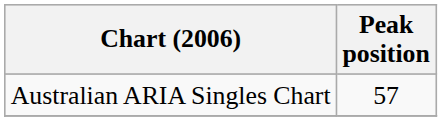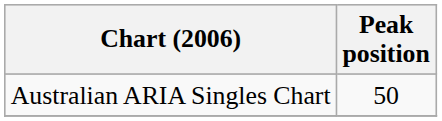(386, 94) 57 -> (386, 94) 50
